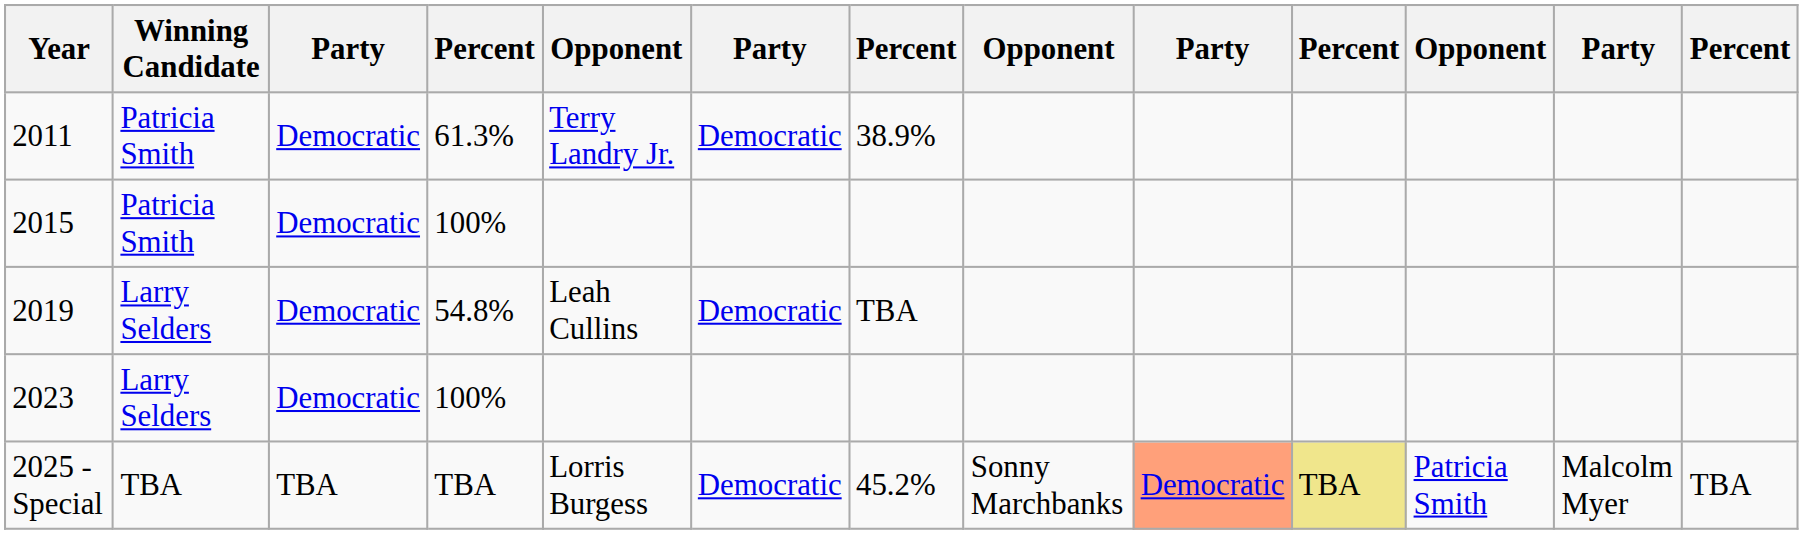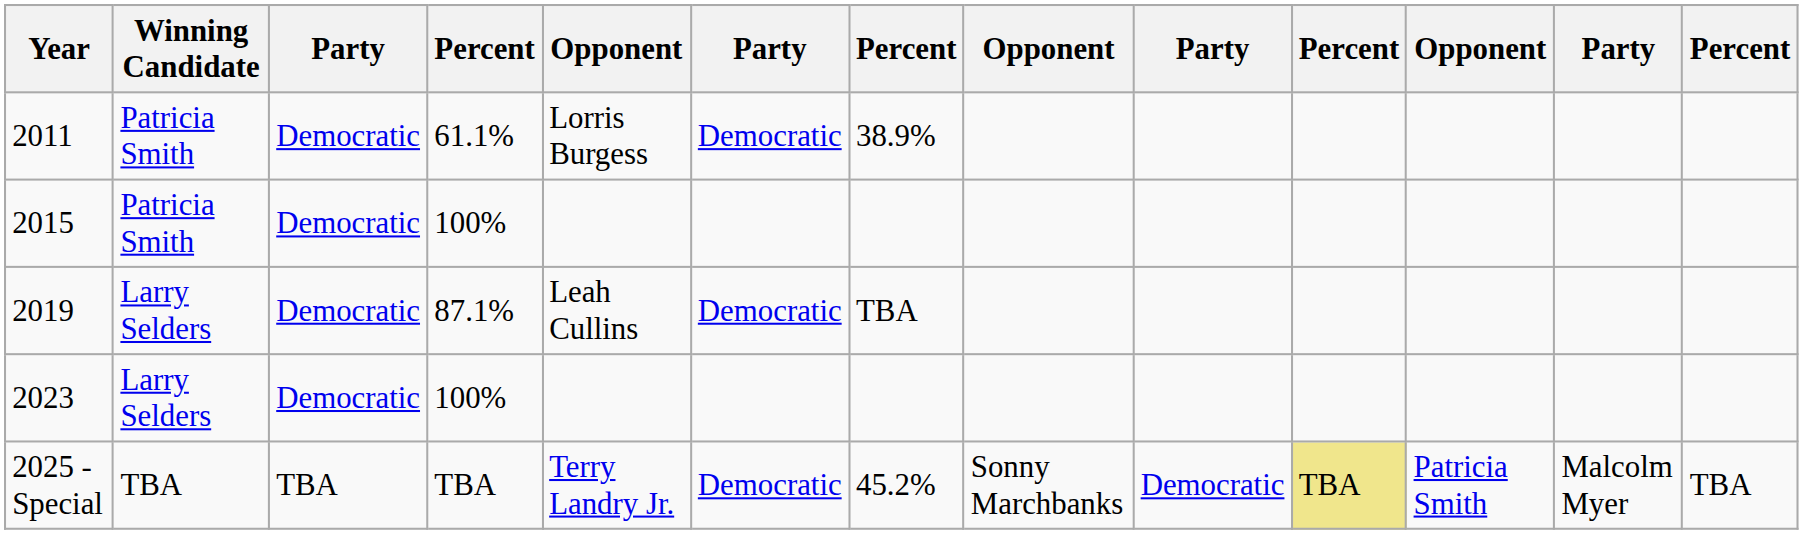(474, 135) 61.3% -> (474, 135) 61.1%
(612, 135) Terry Landry Jr. -> (599, 135) Lorris Burgess
(474, 310) 54.8% -> (474, 310) 87.1%
(599, 485) Lorris Burgess -> (612, 485) Terry Landry Jr.
(1213, 485) lightsalmon background -> (1213, 485) no background
